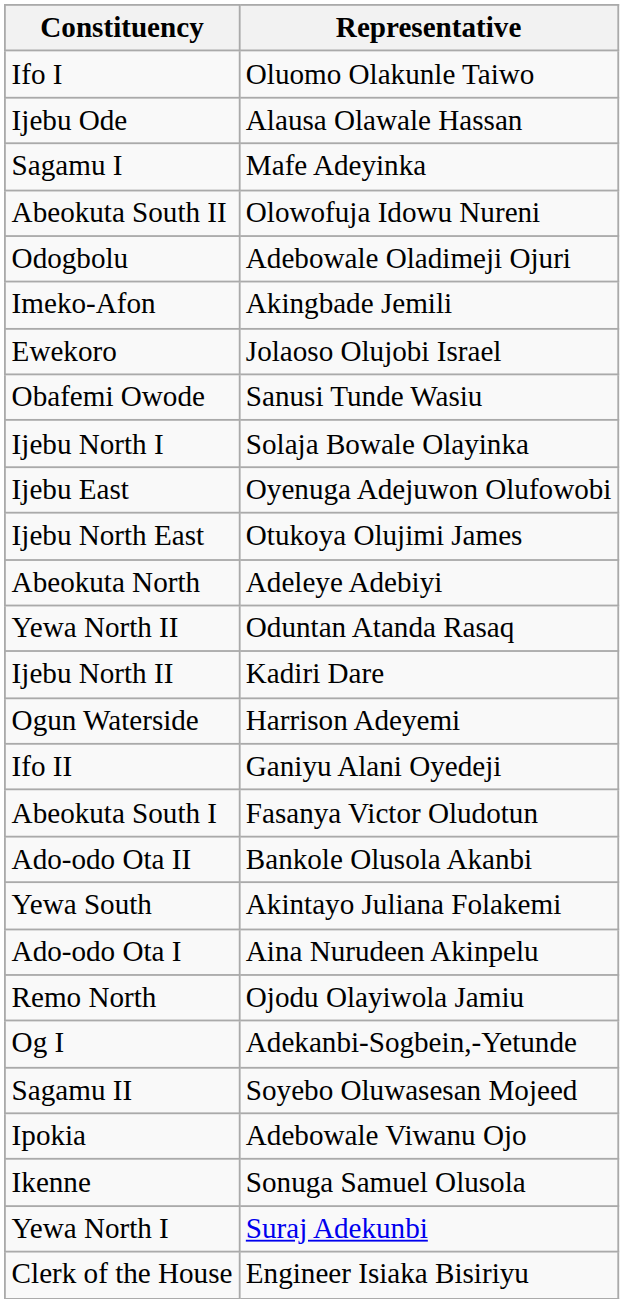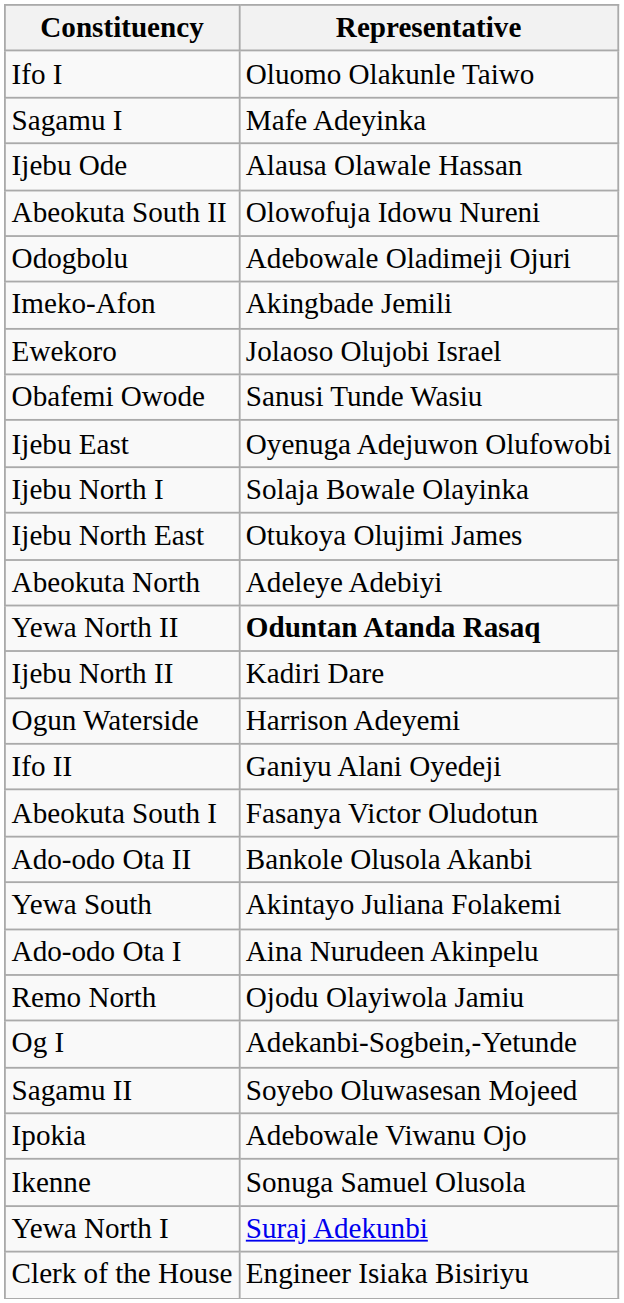rows swapped: (67, 166) <-> (69, 119)
rows swapped: (88, 443) <-> (70, 489)
(380, 627) normal -> (393, 627) bold
